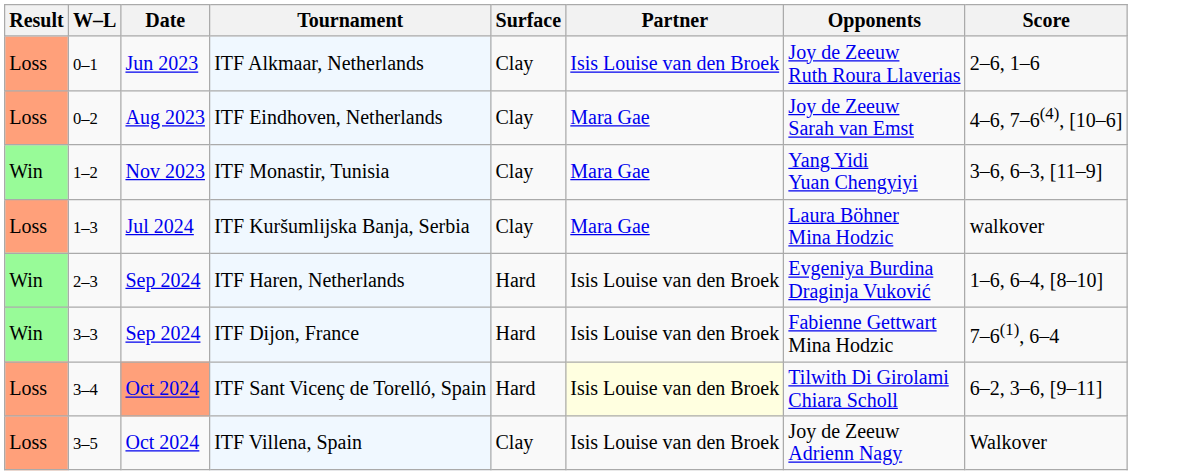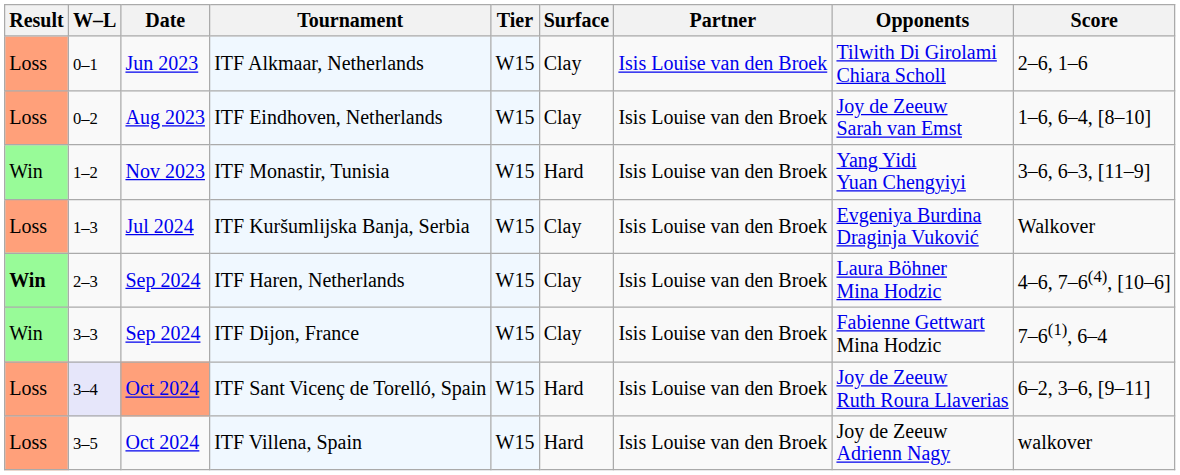+ column: (515, 20)
(874, 63) Joy de Zeeuw Ruth Roura Llaverias -> (917, 63) Tilwith Di Girolami Chiara Scholl
(610, 117) Mara Gae -> (723, 117) Isis Louise van den Broek
(1046, 117) 4–6, 7–6(4), [10–6] -> (1085, 117) 1–6, 6–4, [8–10]
(514, 171) Clay -> (564, 171) Hard
(610, 171) Mara Gae -> (723, 171) Isis Louise van den Broek
(610, 225) Mara Gae -> (723, 225) Isis Louise van den Broek
(844, 225) Laura Böhner Mina Hodzic -> (909, 225) Evgeniya Burdina Draginja Vuković
(1007, 225) walkover -> (1056, 225) Walkover
(26, 280) normal -> (27, 280) bold
(516, 280) Hard -> (563, 280) Clay
(861, 280) Evgeniya Burdina Draginja Vuković -> (892, 280) Laura Böhner Mina Hodzic
(1036, 280) 1–6, 6–4, [8–10] -> (1094, 280) 4–6, 7–6(4), [10–6]
(516, 334) Hard -> (563, 334) Clay
(85, 389) no background -> (85, 389) lavender background
(675, 388) lightyellow background -> (723, 388) no background
(869, 388) Tilwith Di Girolami Chiara Scholl -> (923, 388) Joy de Zeeuw Ruth Roura Llaverias
(514, 442) Clay -> (564, 442) Hard
(1008, 442) Walkover -> (1055, 442) walkover
